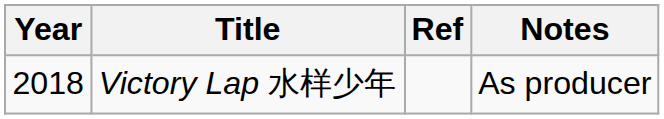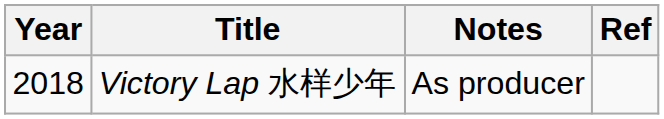columns swapped: (565, 30) <-> (437, 30)
